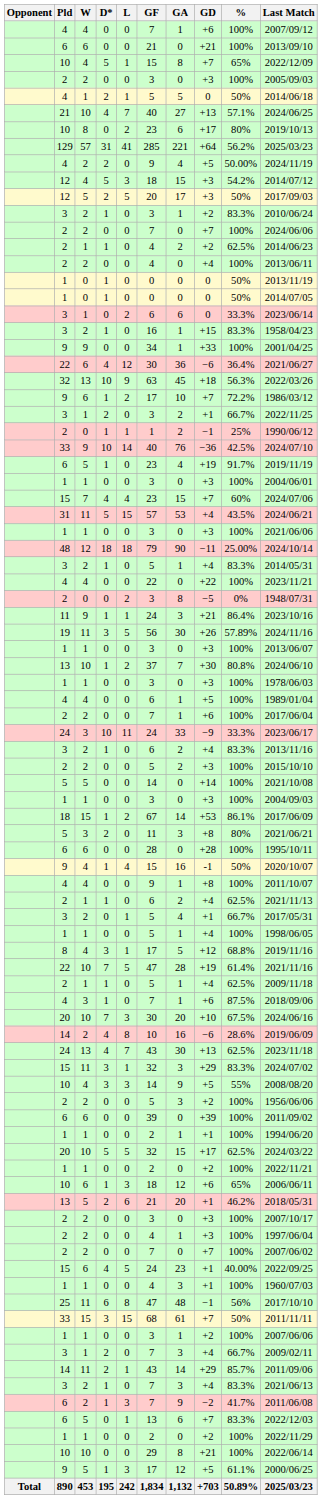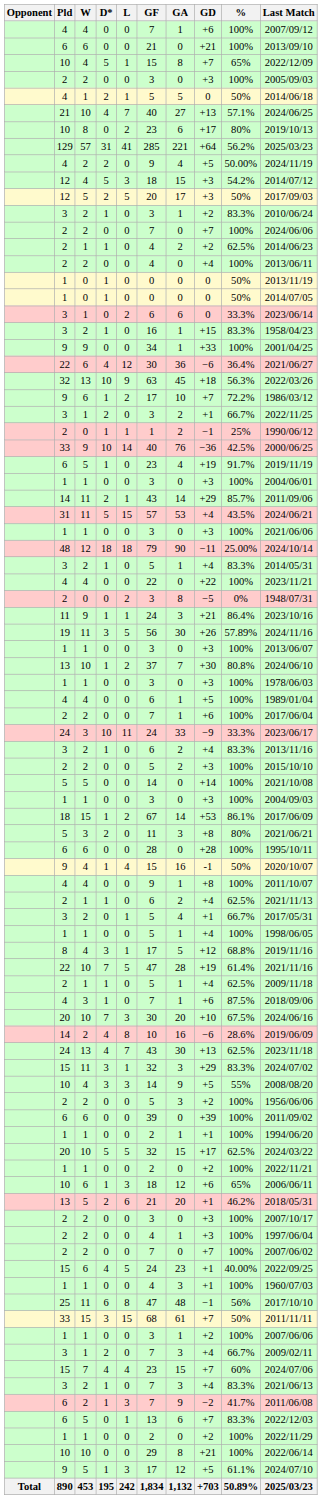(289, 448) 2024/07/10 -> (289, 448) 2000/06/25
rows swapped: (65, 1369) <-> (65, 498)
(289, 1469) 2000/06/25 -> (289, 1469) 2024/07/10
